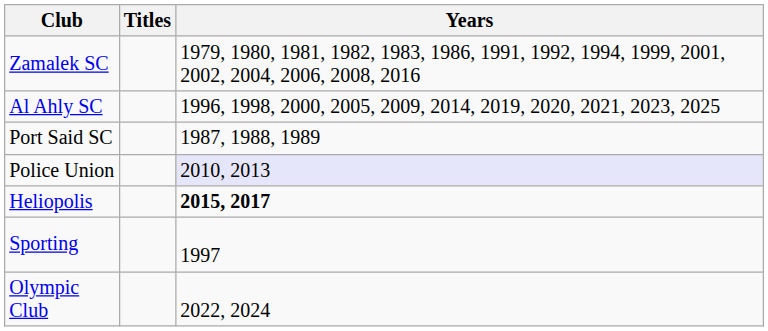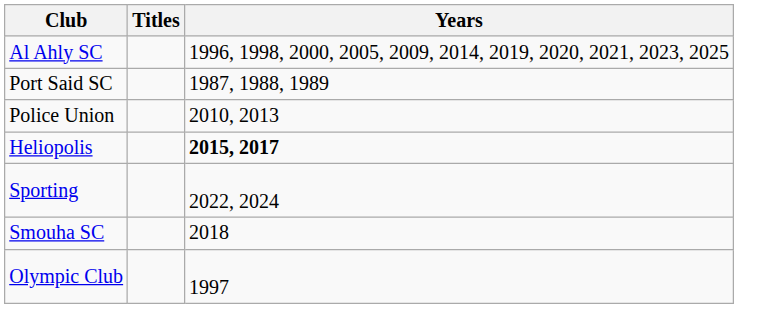- row: (59, 63)
(225, 169) lavender background -> (234, 115) no background
(200, 255) 1997 -> (234, 201) 2022, 2024
+ row: (57, 233)
(225, 309) 2022, 2024 -> (209, 287) 1997
